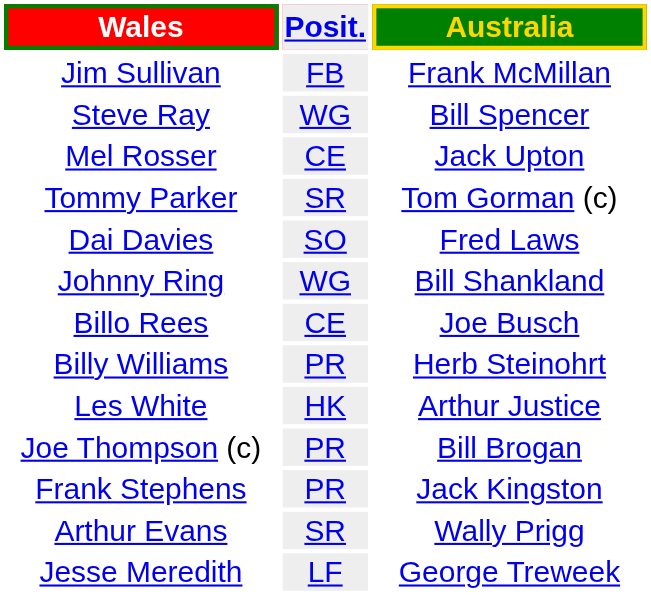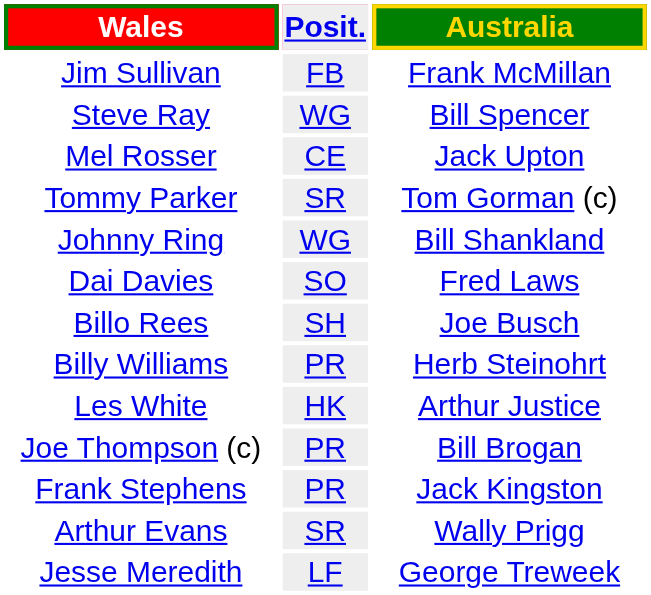rows swapped: (141, 281) <-> (141, 239)
(325, 322) CE -> (325, 322) SH
